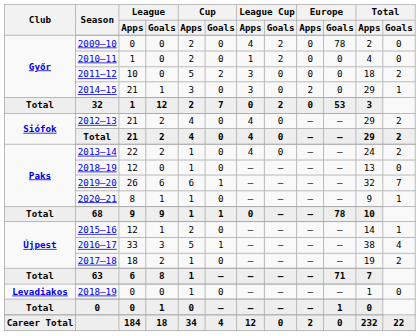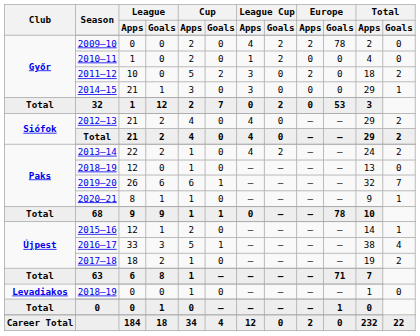(310, 43) 0 -> (310, 43) 2
(310, 74) 0 -> (310, 74) 2
(310, 89) 2 -> (310, 89) 0
(281, 152) 0 -> (281, 152) 2
